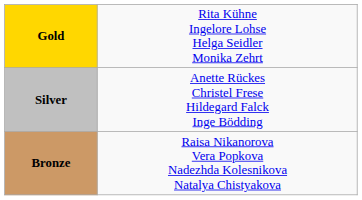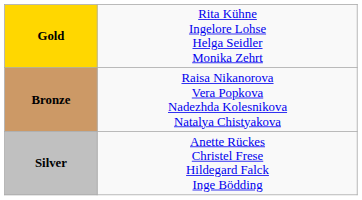rows swapped: (51, 99) <-> (51, 163)
